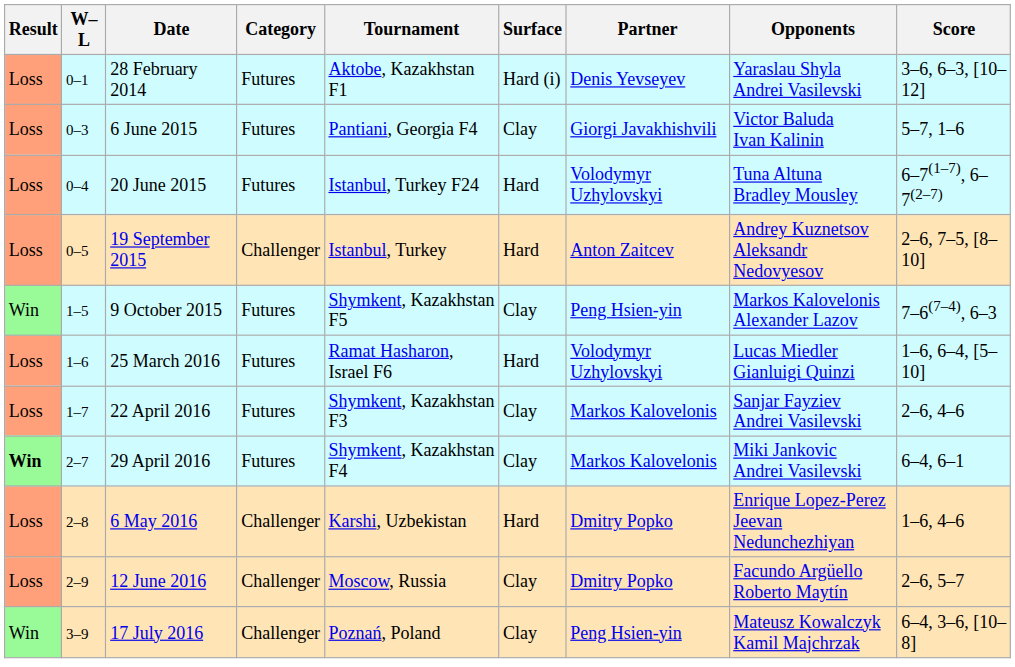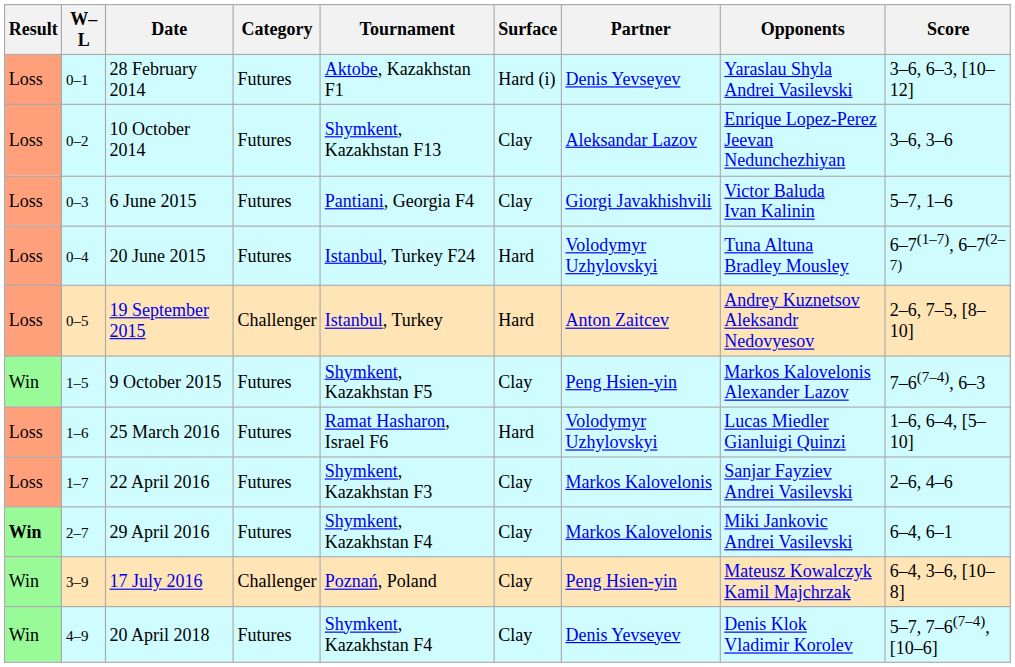+ row: (150, 139)
- row: (154, 520)
- row: (158, 581)
+ row: (160, 633)
